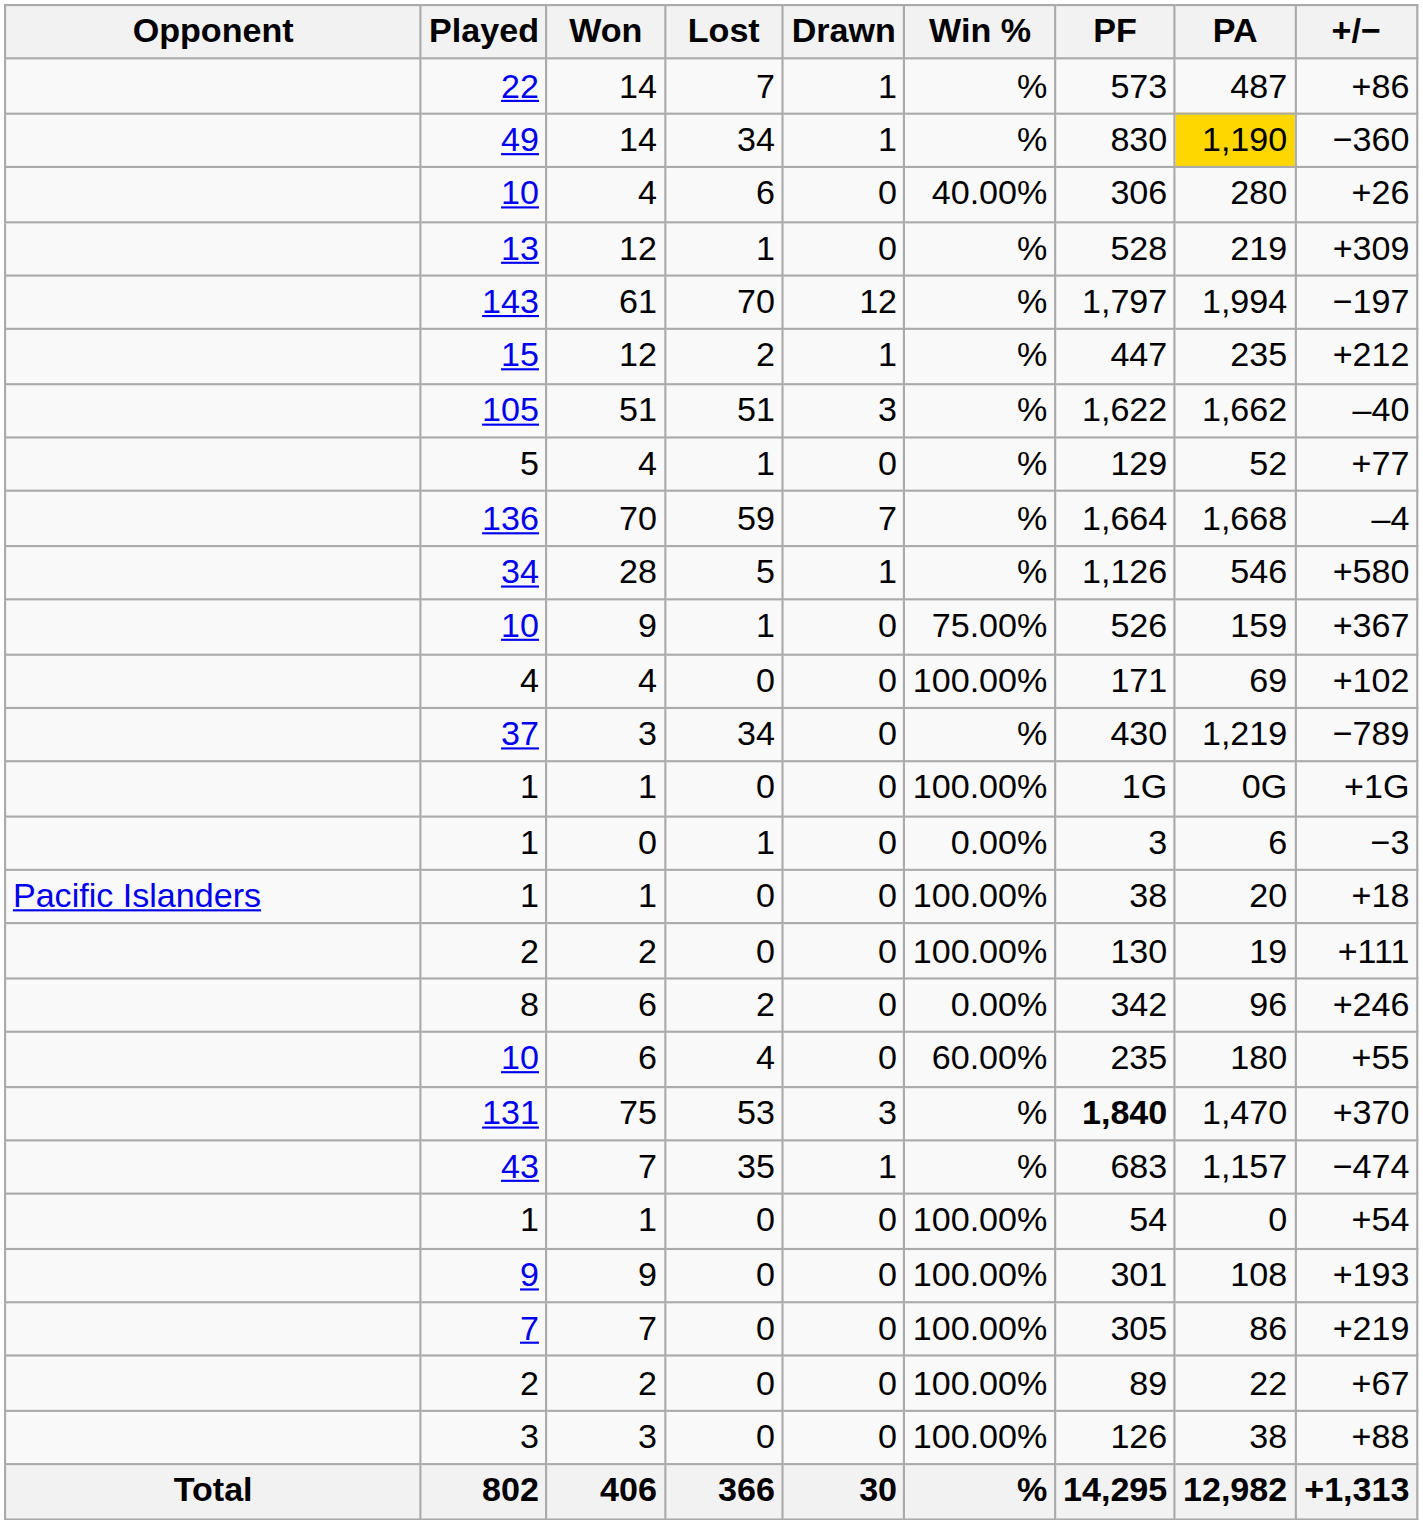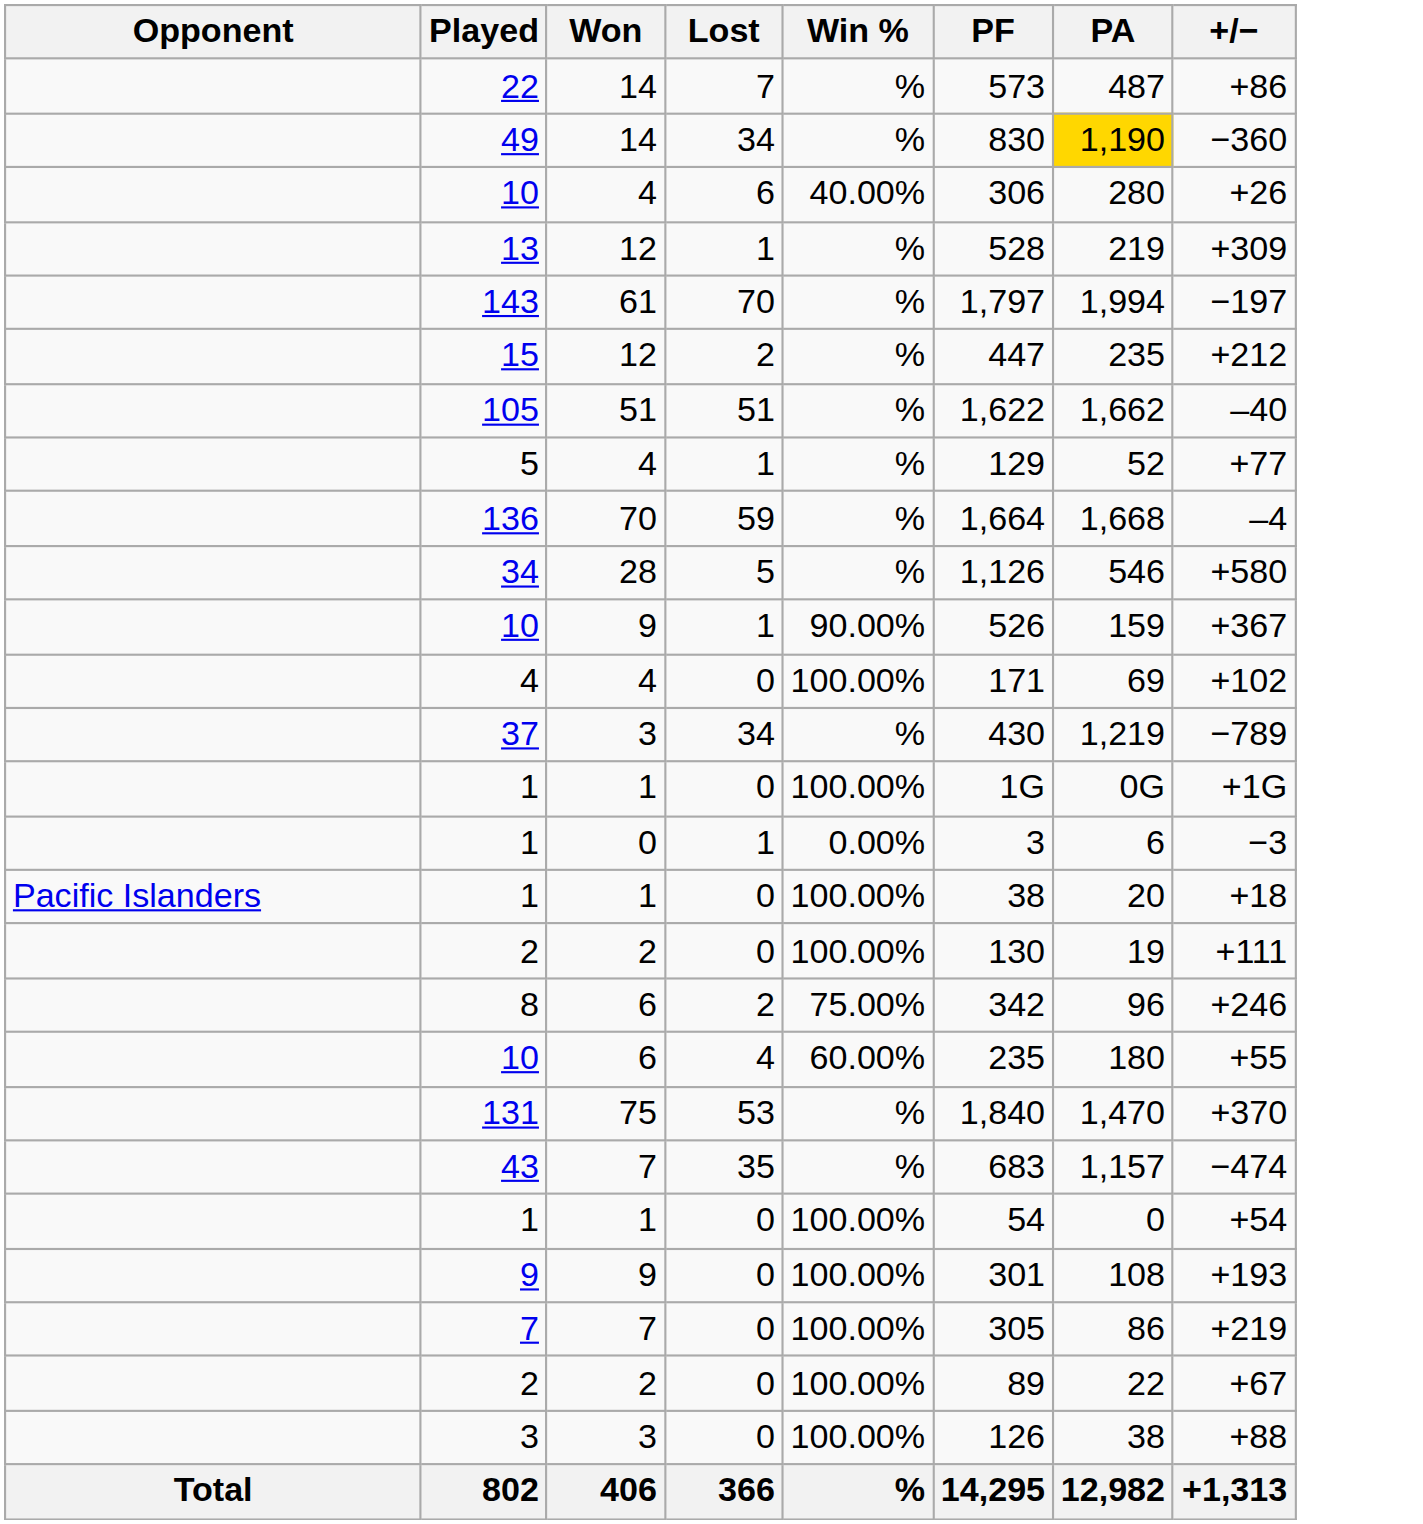- column: (844, 31)
(990, 626) 75.00% -> (867, 626) 90.00%
(999, 1004) 0.00% -> (867, 1004) 75.00%
(1125, 1112) bold -> (1002, 1112) normal
